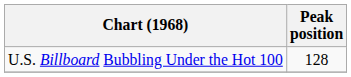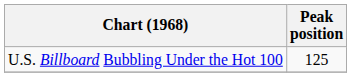(317, 59) 128 -> (317, 59) 125
